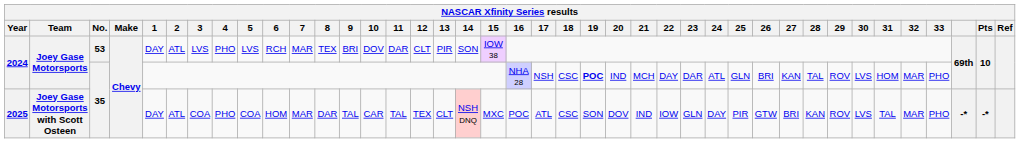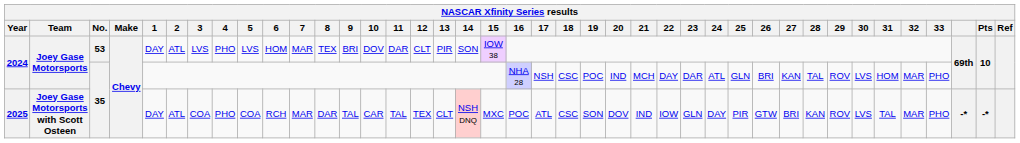(276, 49) RCH -> (276, 49) HOM
(593, 76) bold -> (593, 76) normal
(276, 113) HOM -> (276, 113) RCH
